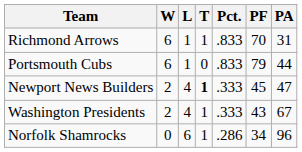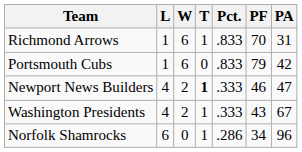columns swapped: (168, 16) <-> (187, 16)
(284, 64) 44 -> (284, 64) 42
(259, 87) 45 -> (259, 87) 46
